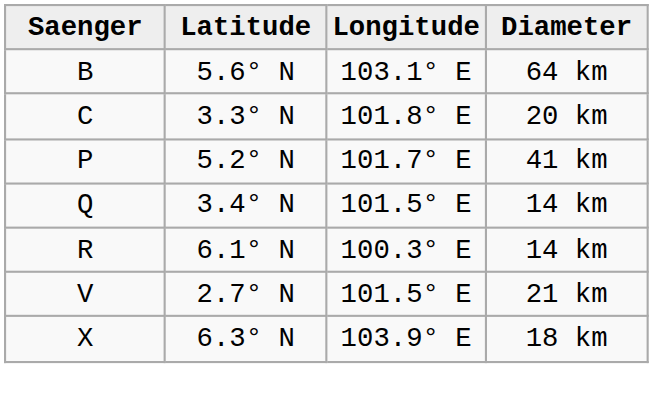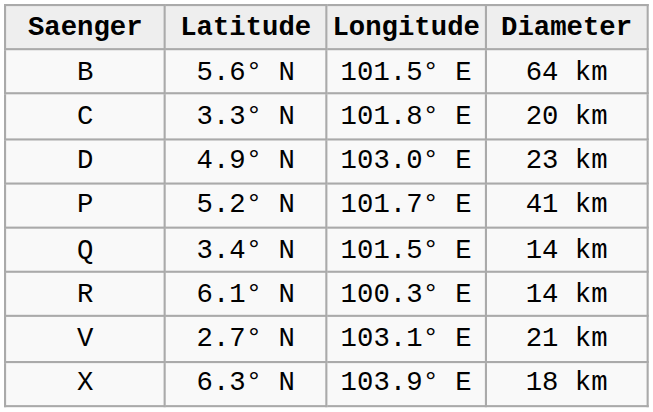(406, 72) 103.1° E -> (406, 72) 101.5° E
+ row: (85, 161)
(406, 294) 101.5° E -> (406, 339) 103.1° E
